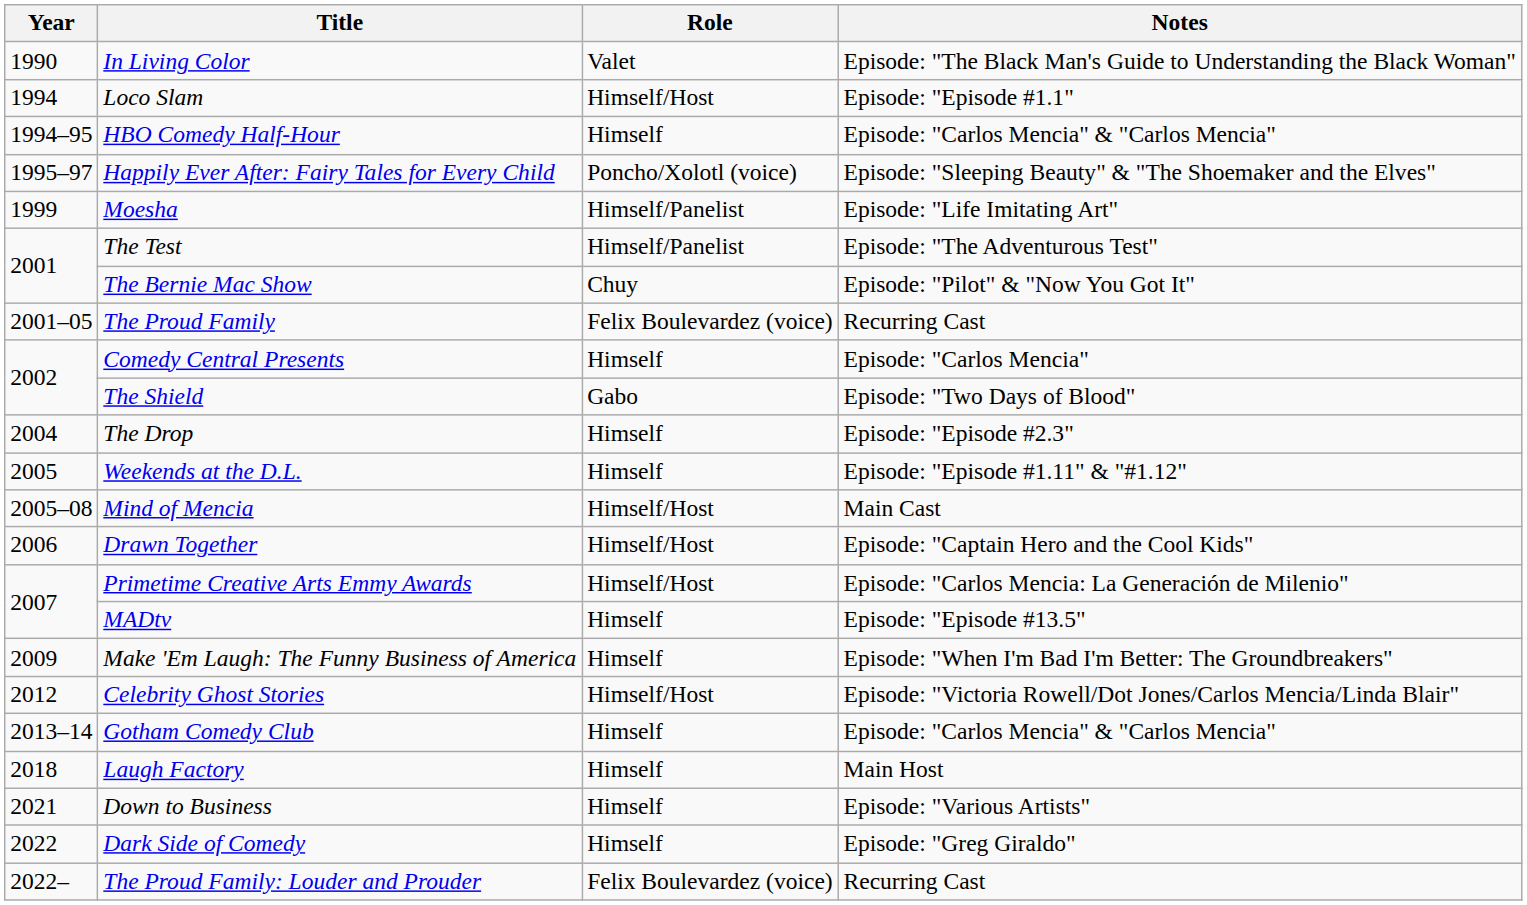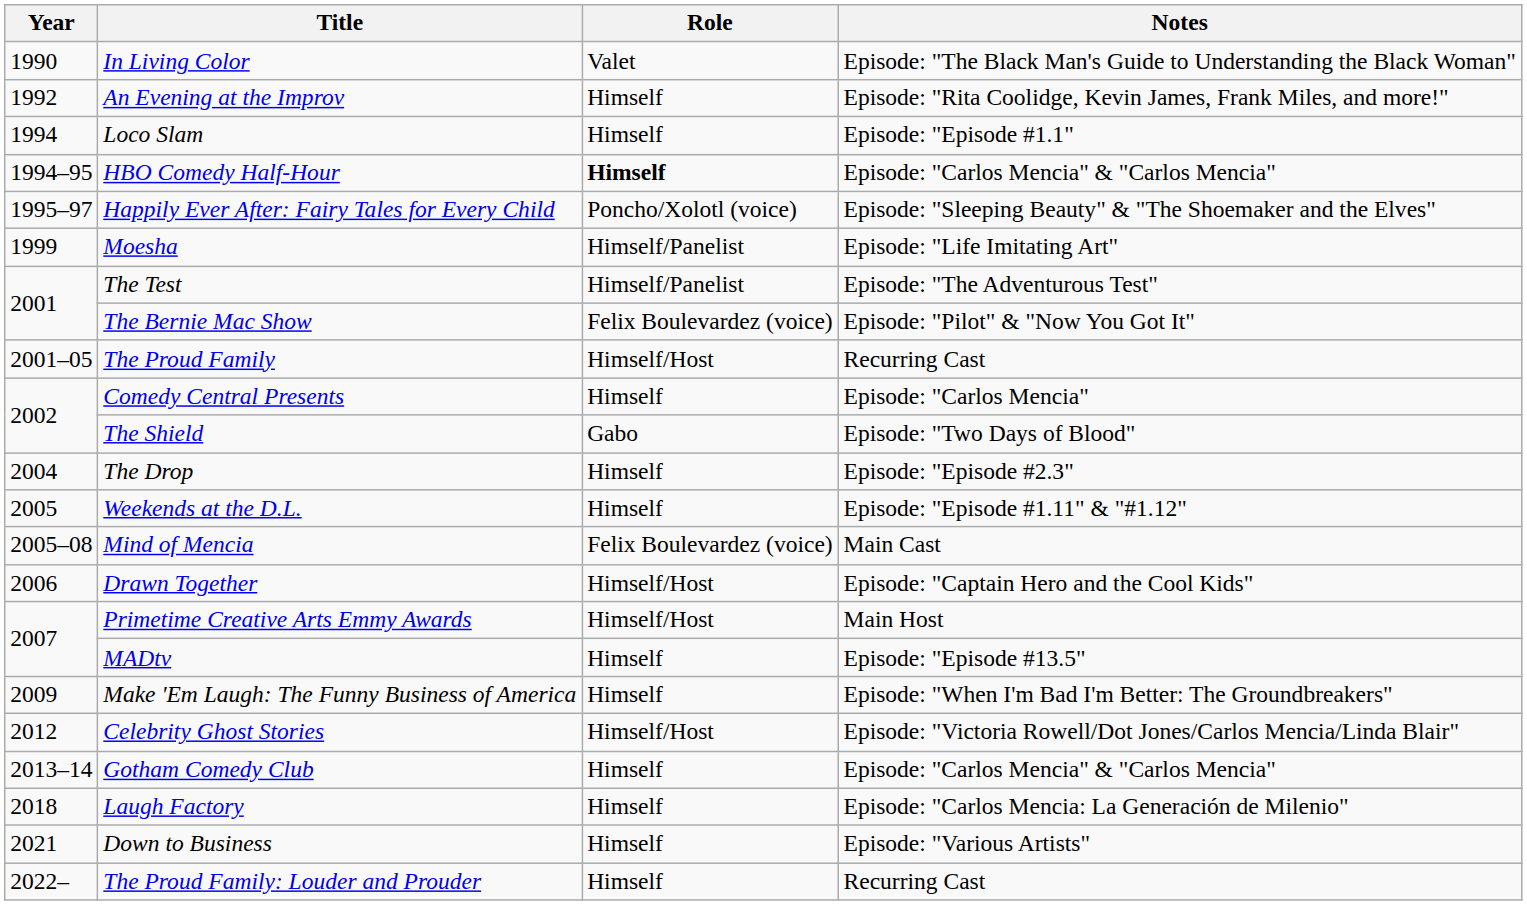+ row: (224, 97)
(651, 97) Himself/Host -> (625, 135) Himself
(625, 135) normal -> (626, 172) bold
(613, 284) Chuy -> (710, 321) Felix Boulevardez (voice)
(710, 321) Felix Boulevardez (voice) -> (651, 358) Himself/Host
(651, 508) Himself/Host -> (710, 545) Felix Boulevardez (voice)
(1096, 582) Episode: "Carlos Mencia: La Generación de Milenio" -> (894, 619) Main Host
(894, 769) Main Host -> (1096, 806) Episode: "Carlos Mencia: La Generación de Milenio"
- row: (204, 843)
(710, 881) Felix Boulevardez (voice) -> (625, 881) Himself
